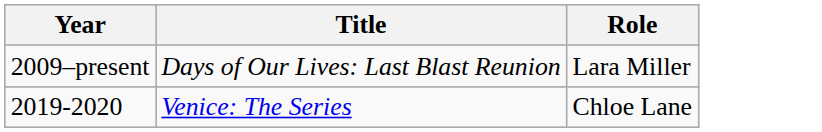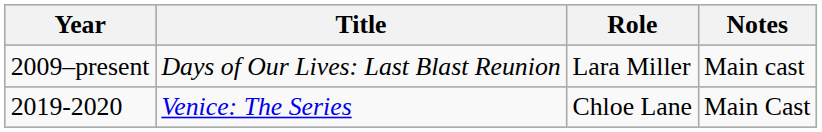+ column: (757, 24)
